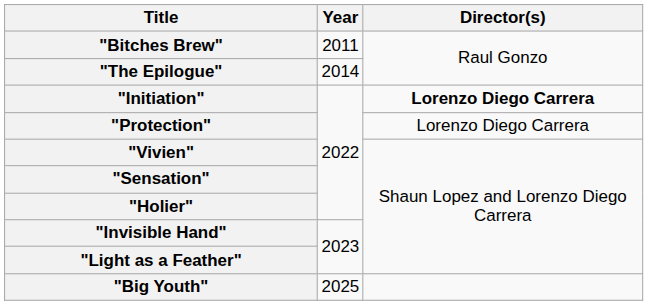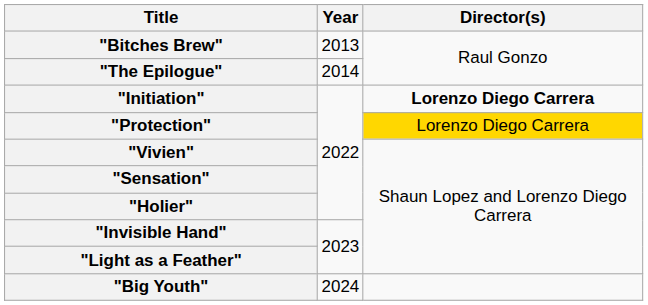(340, 44) 2011 -> (340, 44) 2013
(503, 125) no background -> (503, 125) gold background
(340, 286) 2025 -> (340, 286) 2024
